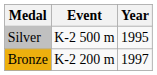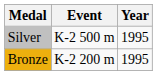(135, 59) 1997 -> (135, 59) 1995
